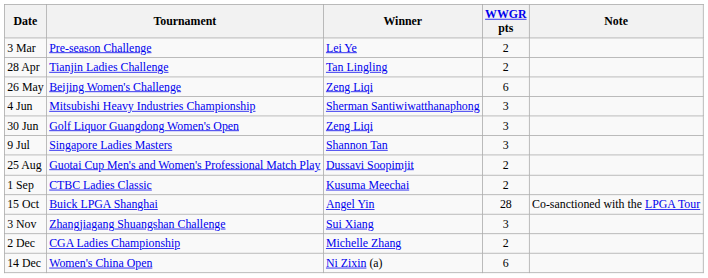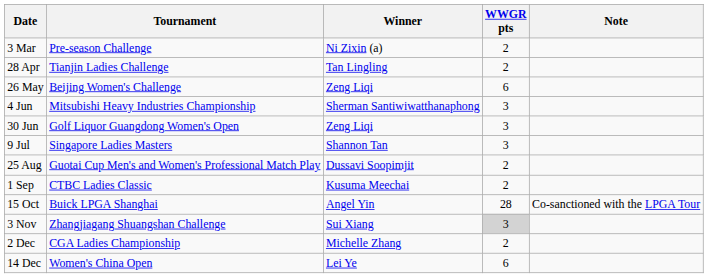(341, 48) Lei Ye -> (354, 48) Ni Zixin (a)
(506, 223) no background -> (506, 223) lightgrey background
(354, 263) Ni Zixin (a) -> (341, 263) Lei Ye
